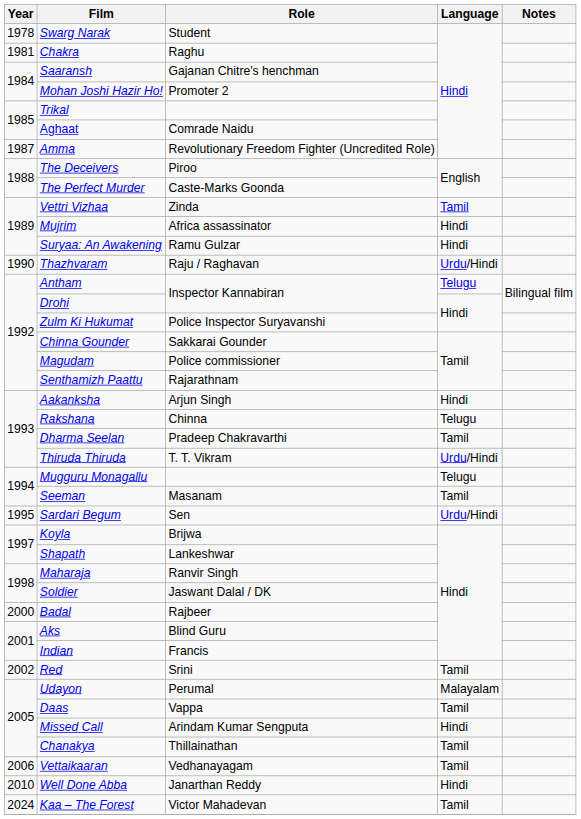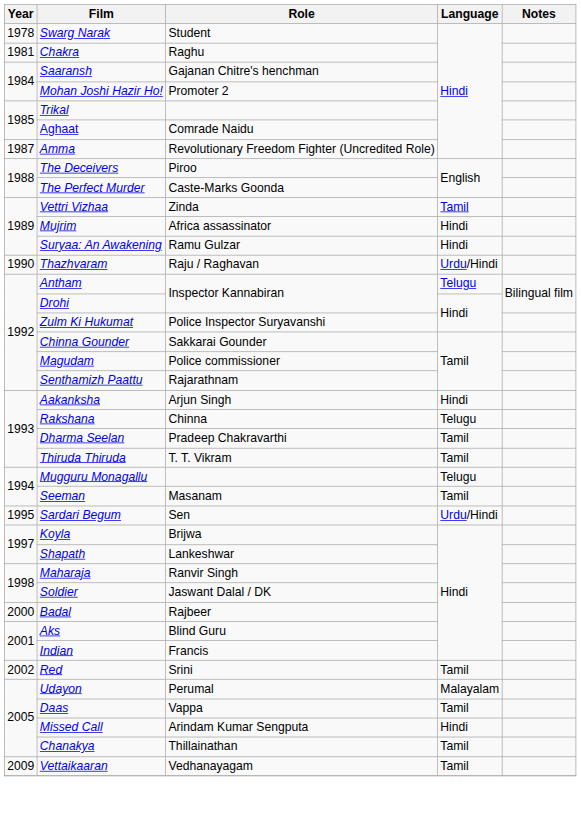(469, 457) Urdu/Hindi -> (455, 457) Tamil
(21, 766) 2006 -> (21, 766) 2009
- row: (83, 785)
- row: (87, 804)
